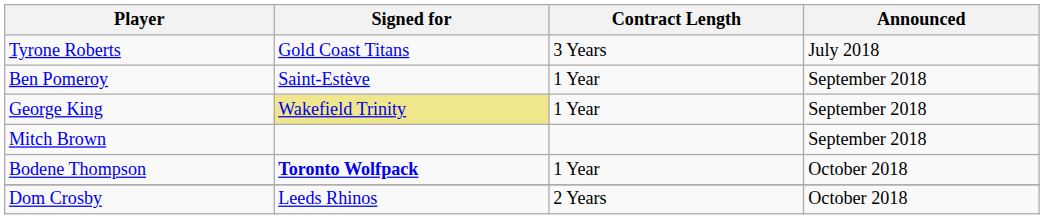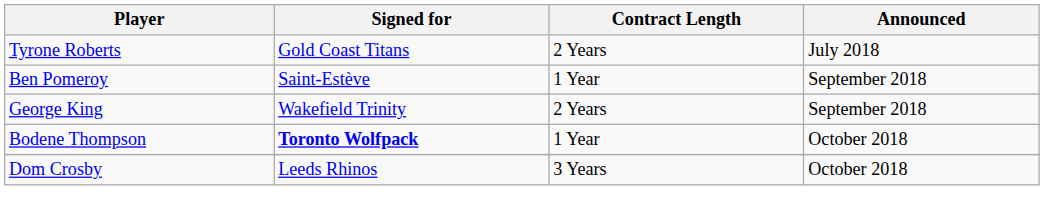(580, 49) 3 Years -> (580, 49) 2 Years
(342, 109) khaki background -> (342, 109) no background
(576, 109) 1 Year -> (580, 109) 2 Years
- row: (57, 139)
(580, 199) 2 Years -> (580, 169) 3 Years
